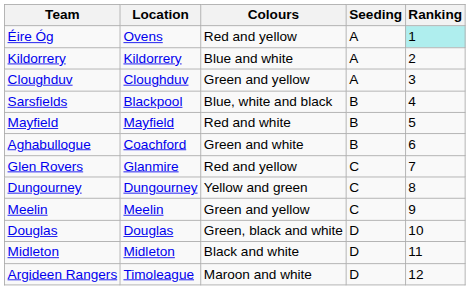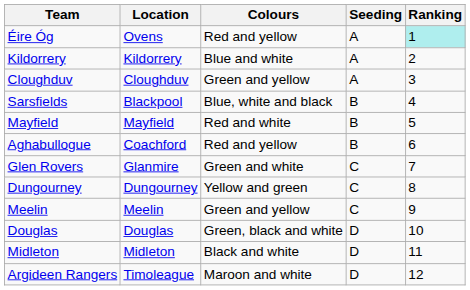(254, 144) Green and white -> (250, 144) Red and yellow
(250, 166) Red and yellow -> (254, 166) Green and white
